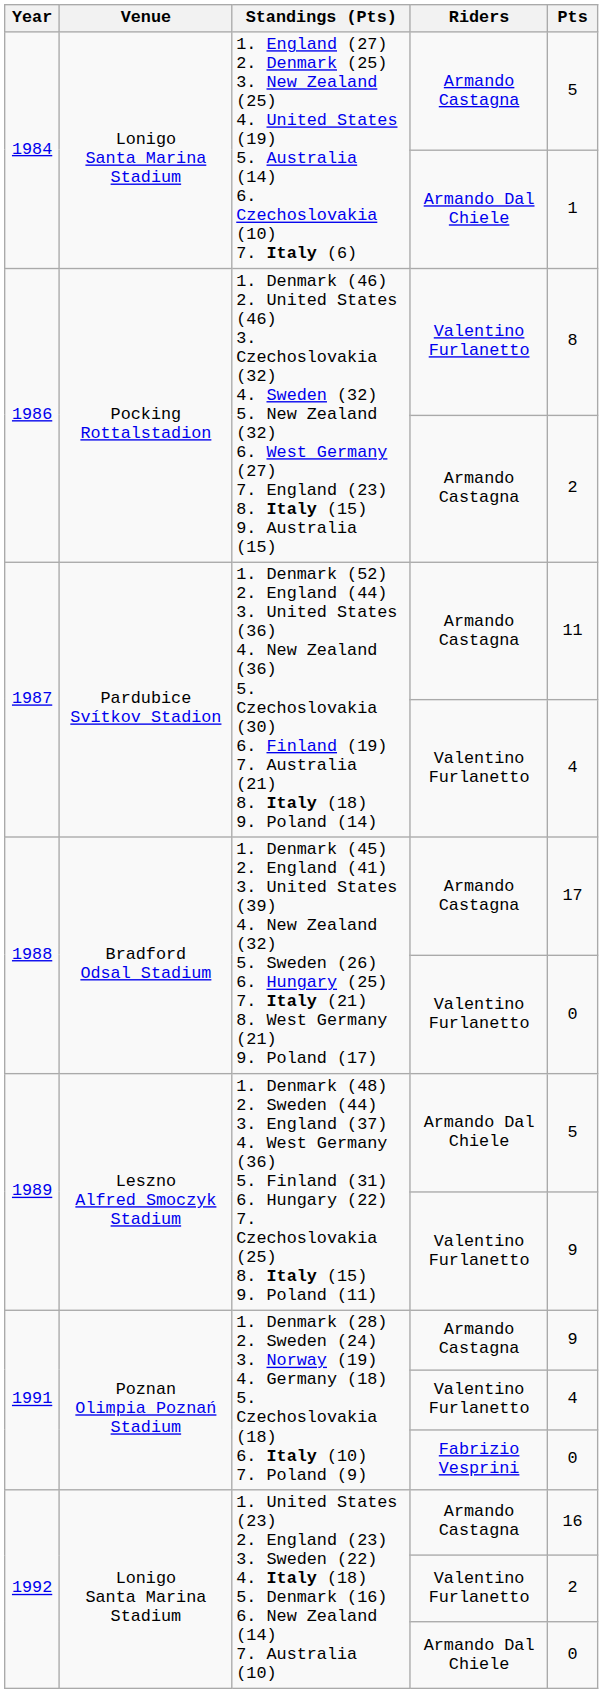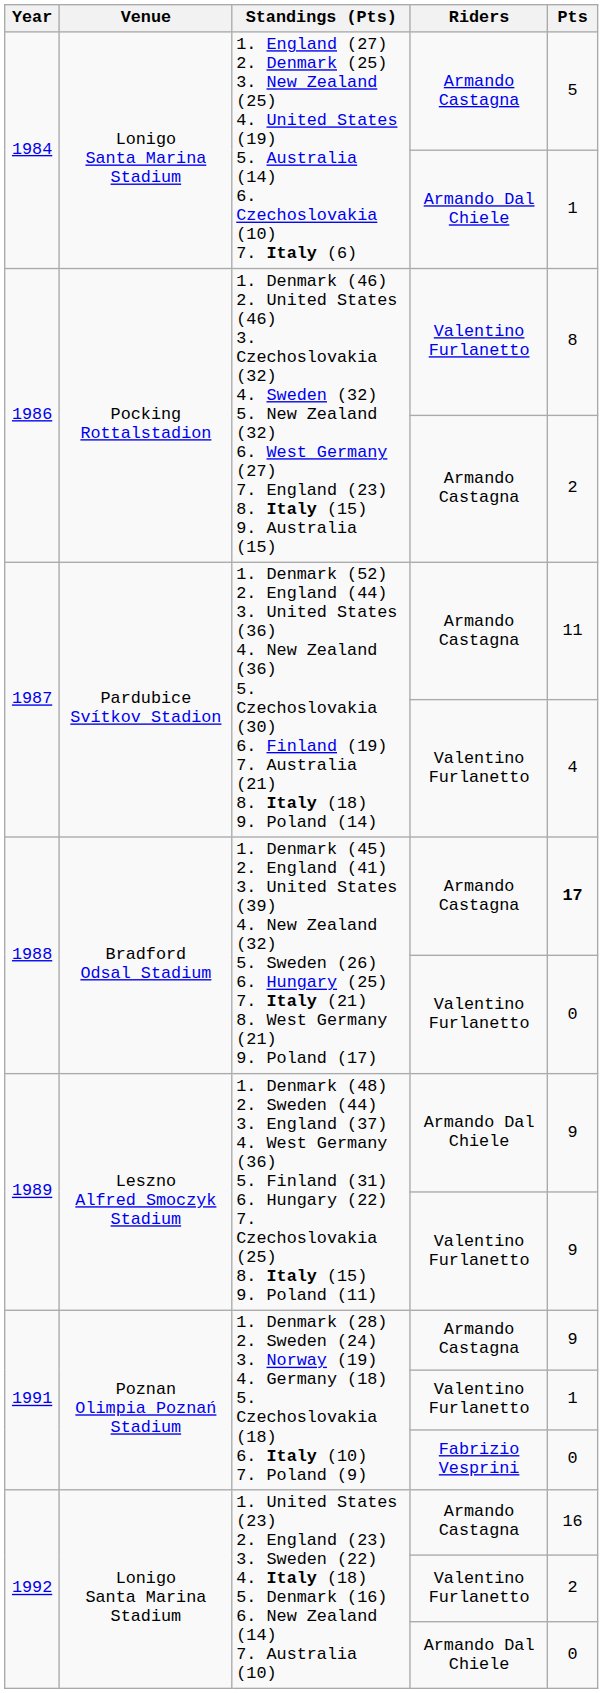(573, 896) normal -> (573, 896) bold
(573, 1133) 5 -> (573, 1133) 9
(573, 1400) 4 -> (573, 1400) 1
